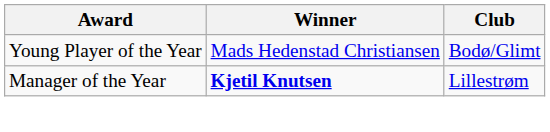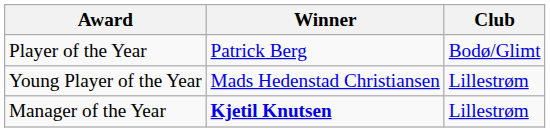+ row: (78, 50)
(495, 50) Bodø/Glimt -> (489, 80) Lillestrøm
